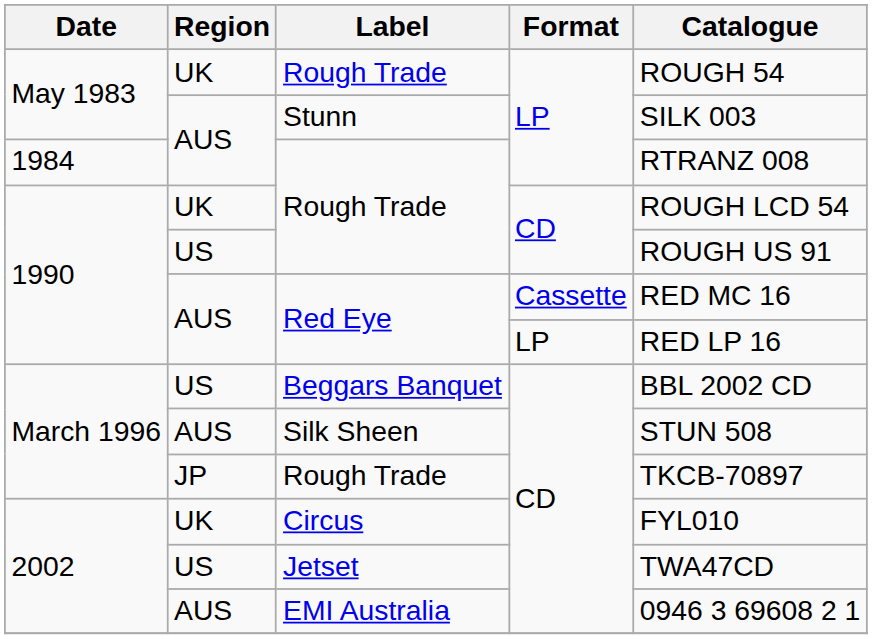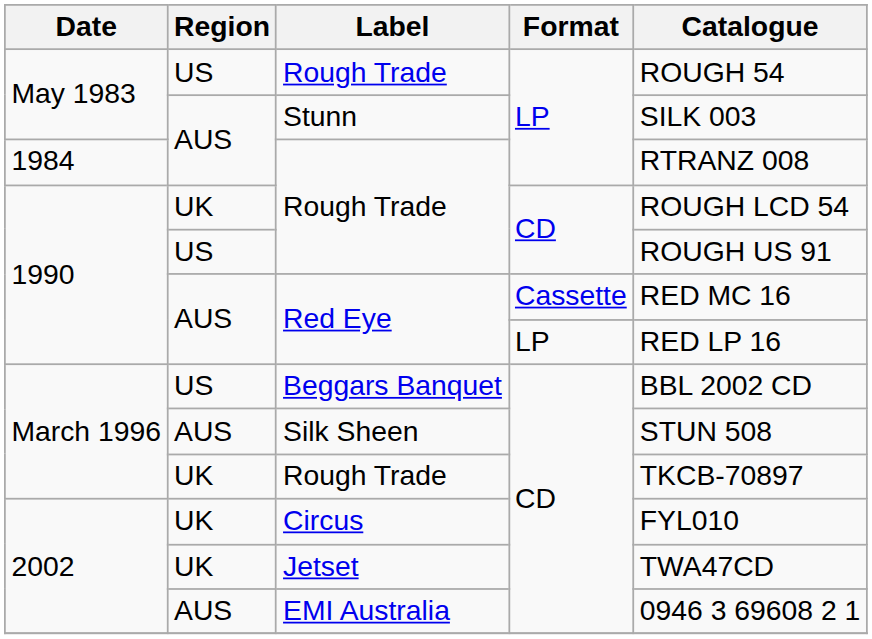(194, 71) UK -> (194, 71) US
(191, 476) JP -> (194, 476) UK
(194, 565) US -> (194, 565) UK
